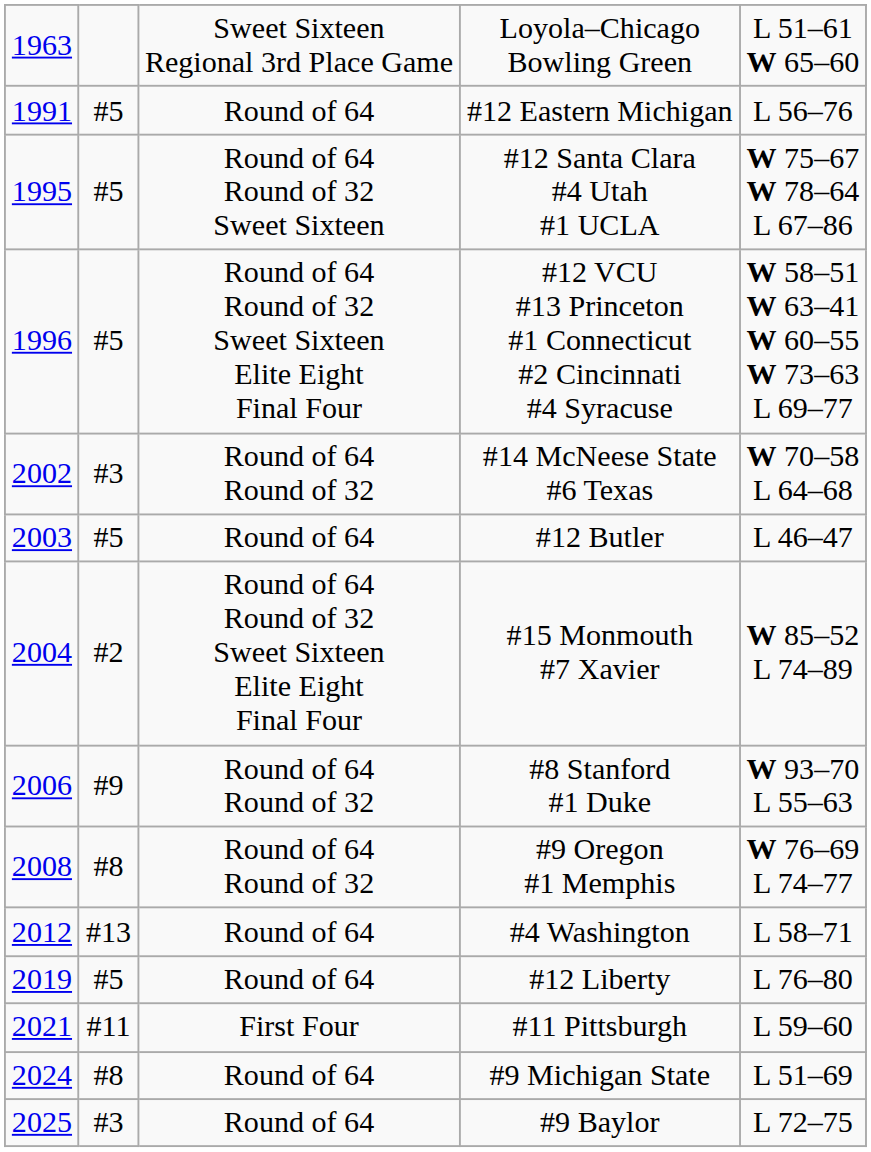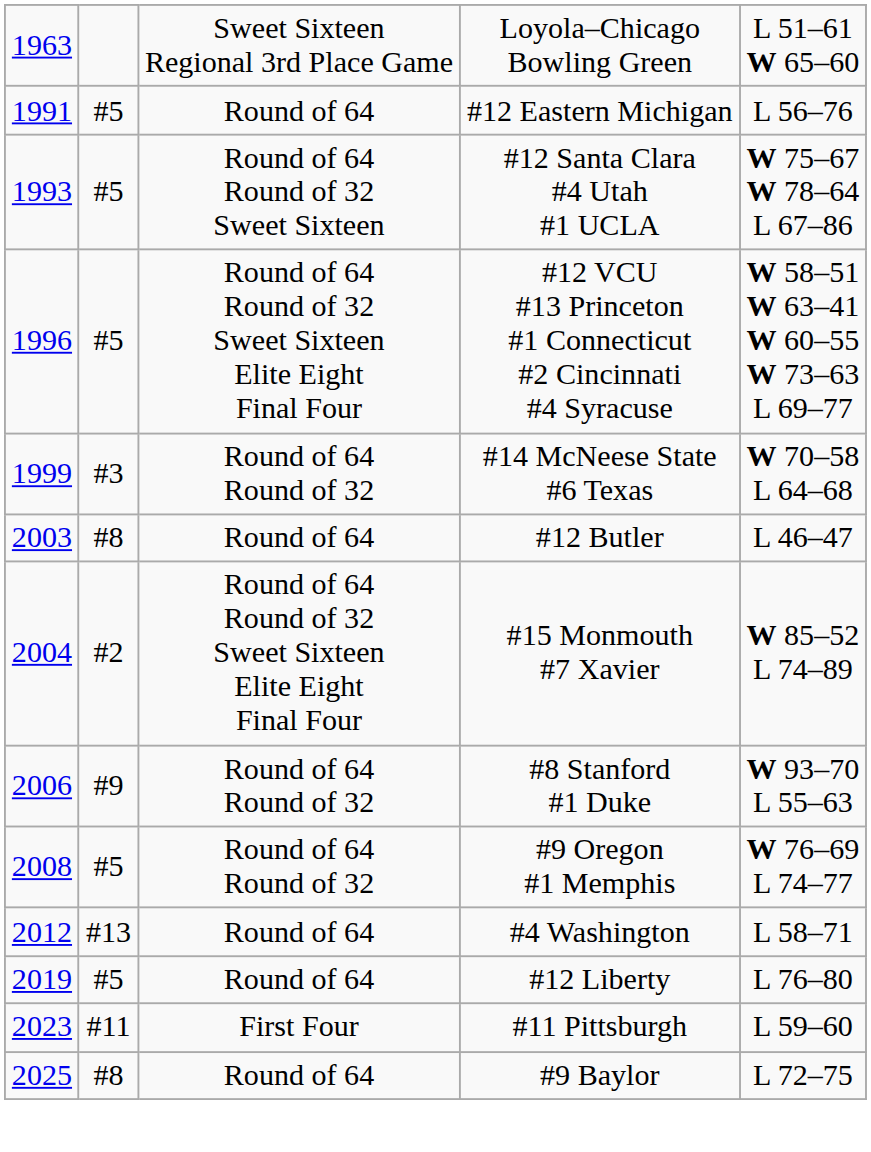(42, 191) 1995 -> (42, 191) 1993
(42, 472) 2002 -> (42, 472) 1999
(108, 537) #5 -> (108, 537) #8
(108, 866) #8 -> (108, 866) #5
(42, 1026) 2021 -> (42, 1026) 2023
- row: (600, 1074)
(108, 1122) #3 -> (108, 1074) #8
